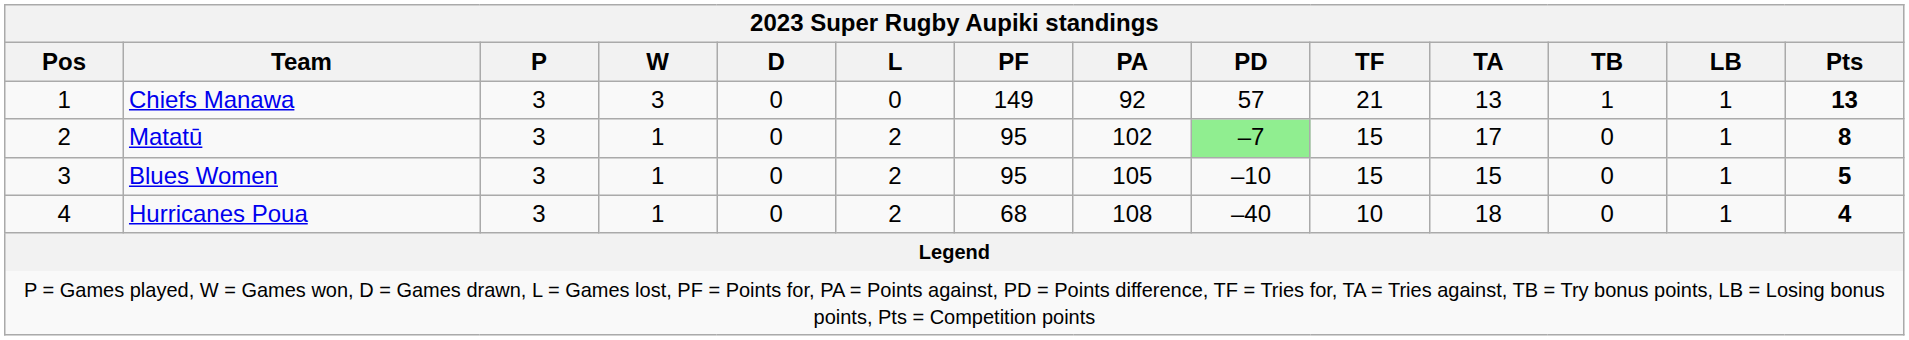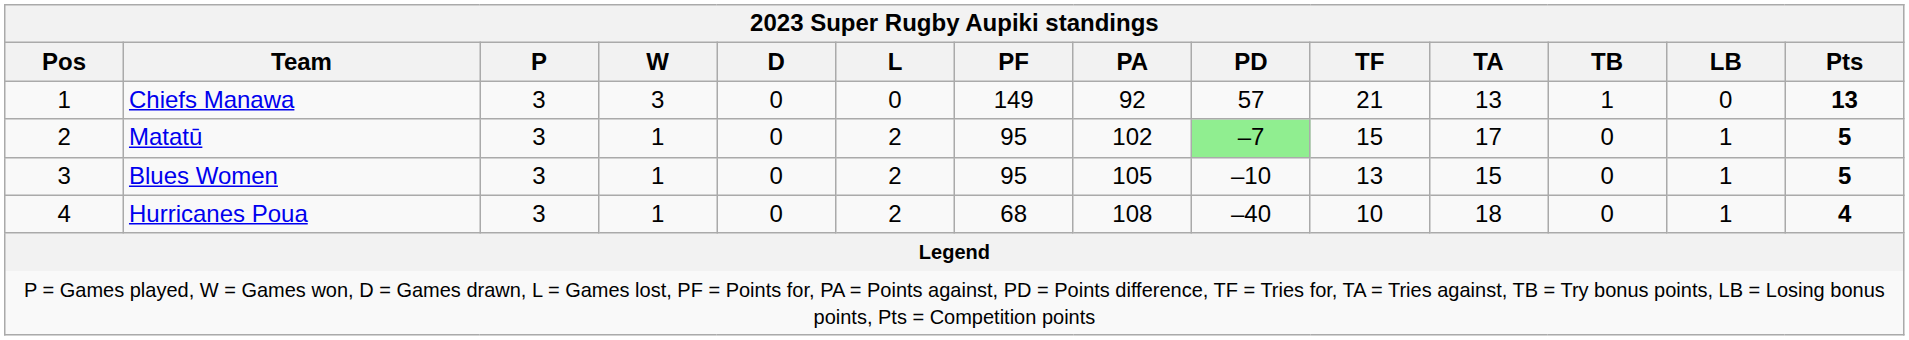(1726, 99) 1 -> (1726, 99) 0
(1845, 137) 8 -> (1845, 137) 5
(1370, 175) 15 -> (1370, 175) 13
